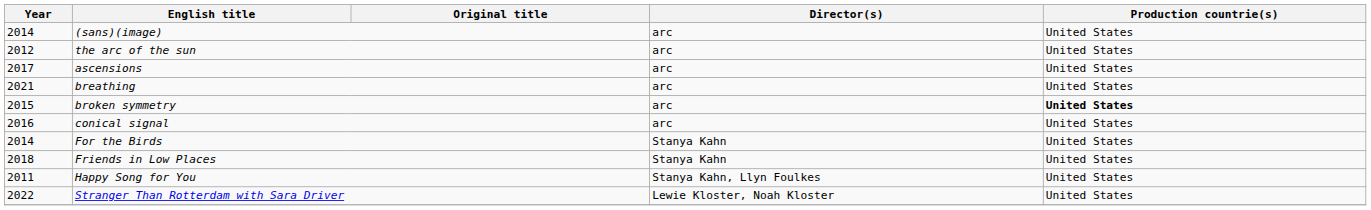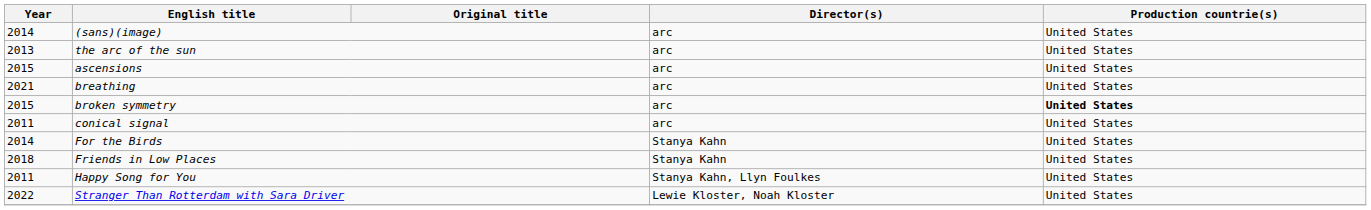(21, 50) 2012 -> (21, 50) 2013
(21, 68) 2017 -> (21, 68) 2015
(21, 123) 2016 -> (21, 123) 2011
